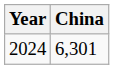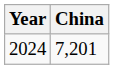(76, 49) 6,301 -> (76, 49) 7,201
